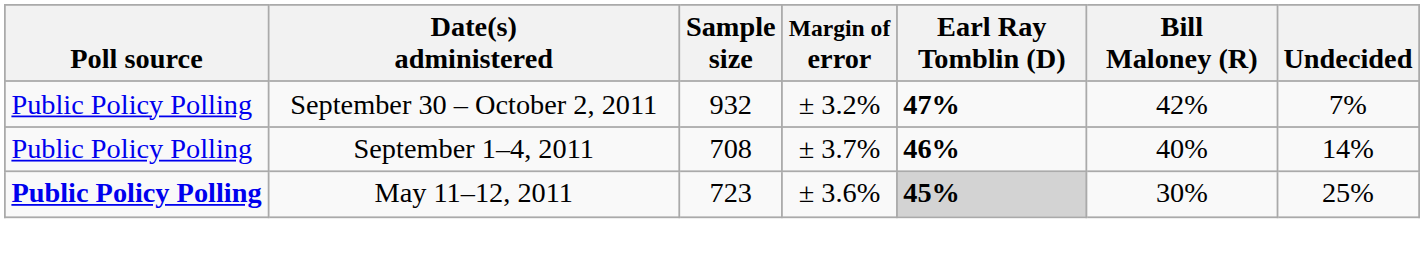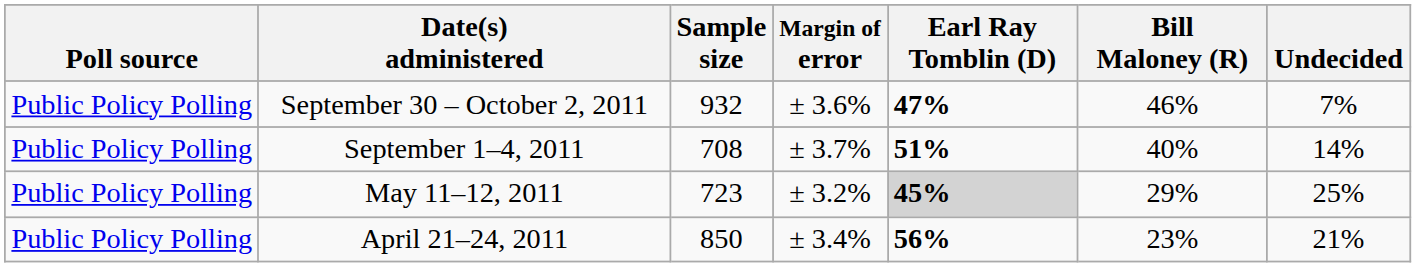(839, 103) ± 3.2% -> (830, 103) ± 3.6%
(1182, 103) 42% -> (1172, 103) 46%
(932, 148) 46% -> (922, 148) 51%
(137, 193) bold -> (132, 193) normal
(839, 193) ± 3.6% -> (830, 193) ± 3.2%
(1182, 193) 30% -> (1172, 193) 29%
+ row: (464, 238)
